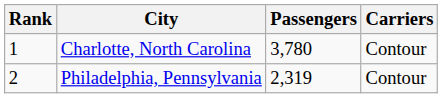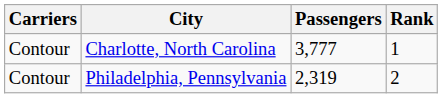columns swapped: (31, 19) <-> (400, 19)
(291, 48) 3,780 -> (316, 48) 3,777
